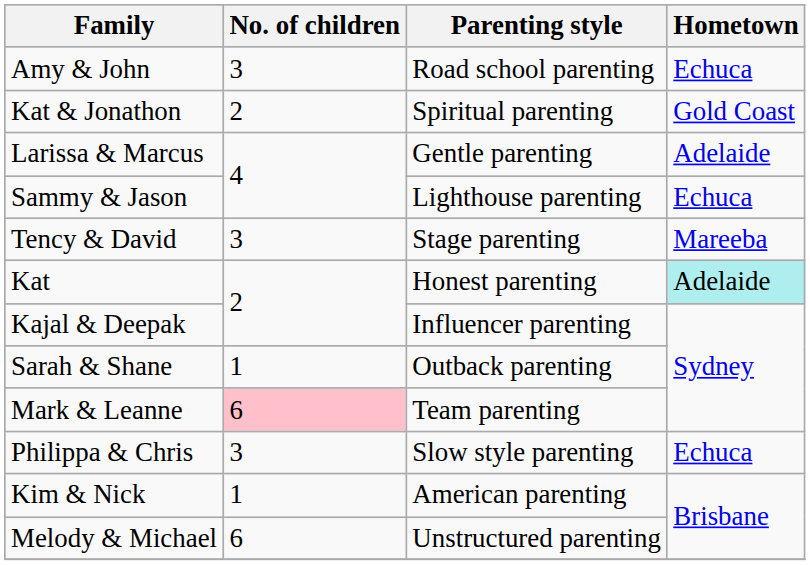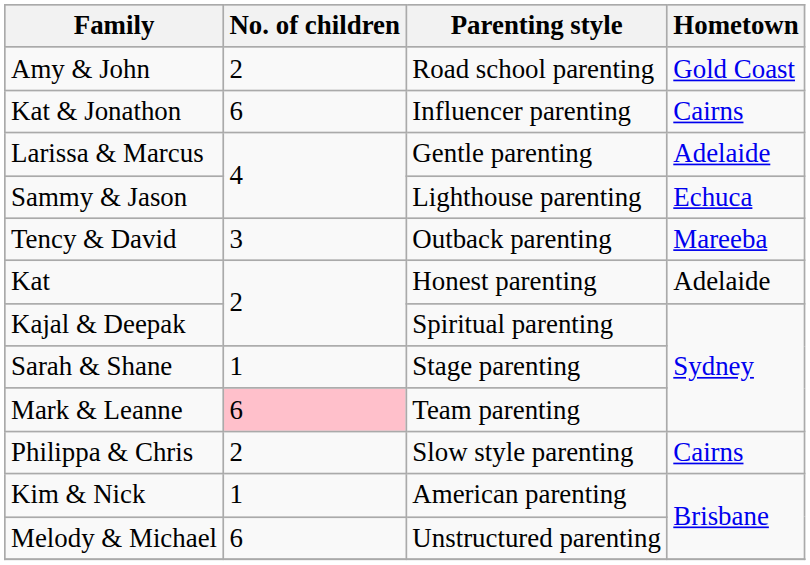(236, 68) 3 -> (236, 68) 2
(713, 68) Echuca -> (734, 68) Gold Coast
(236, 111) 2 -> (236, 111) 6
(513, 111) Spiritual parenting -> (522, 111) Influencer parenting
(734, 111) Gold Coast -> (708, 111) Cairns
(496, 238) Stage parenting -> (512, 238) Outback parenting
(722, 281) paleturquoise background -> (722, 281) no background
(522, 324) Influencer parenting -> (513, 324) Spiritual parenting
(512, 366) Outback parenting -> (496, 366) Stage parenting
(236, 452) 3 -> (236, 452) 2
(713, 452) Echuca -> (708, 452) Cairns
